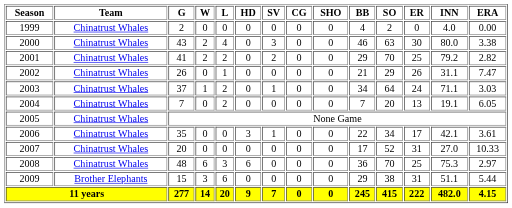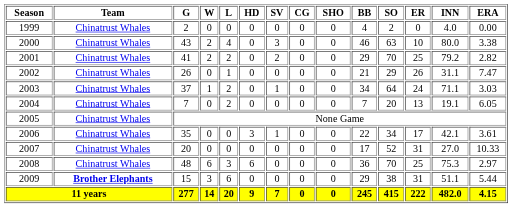(417, 43) 30 -> (418, 43) 10
(111, 179) normal -> (113, 179) bold
